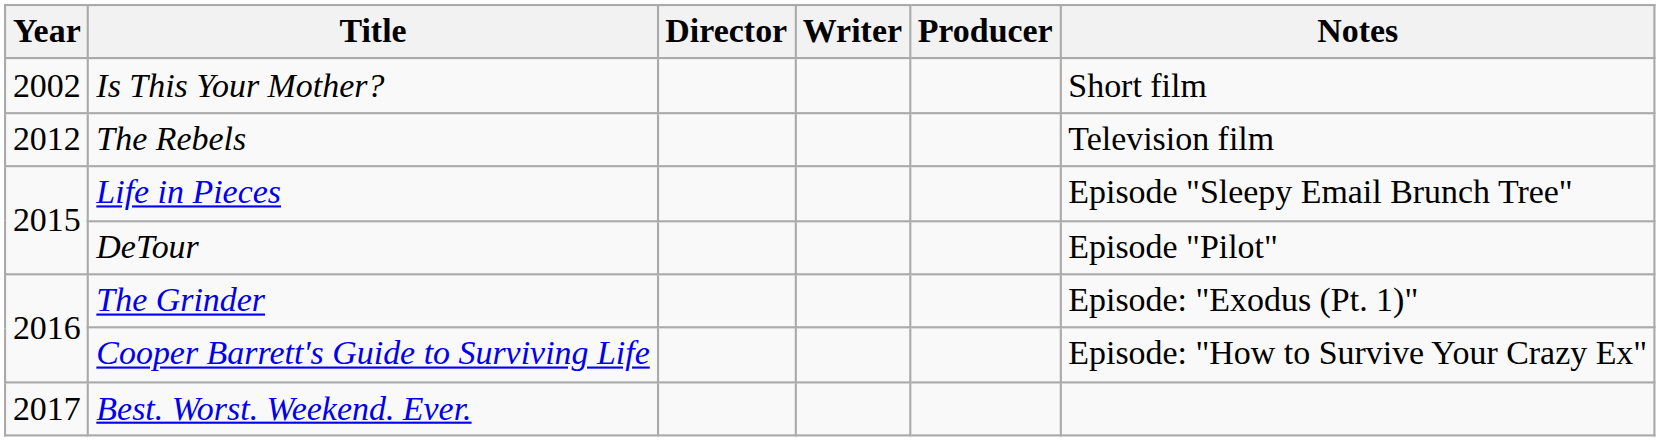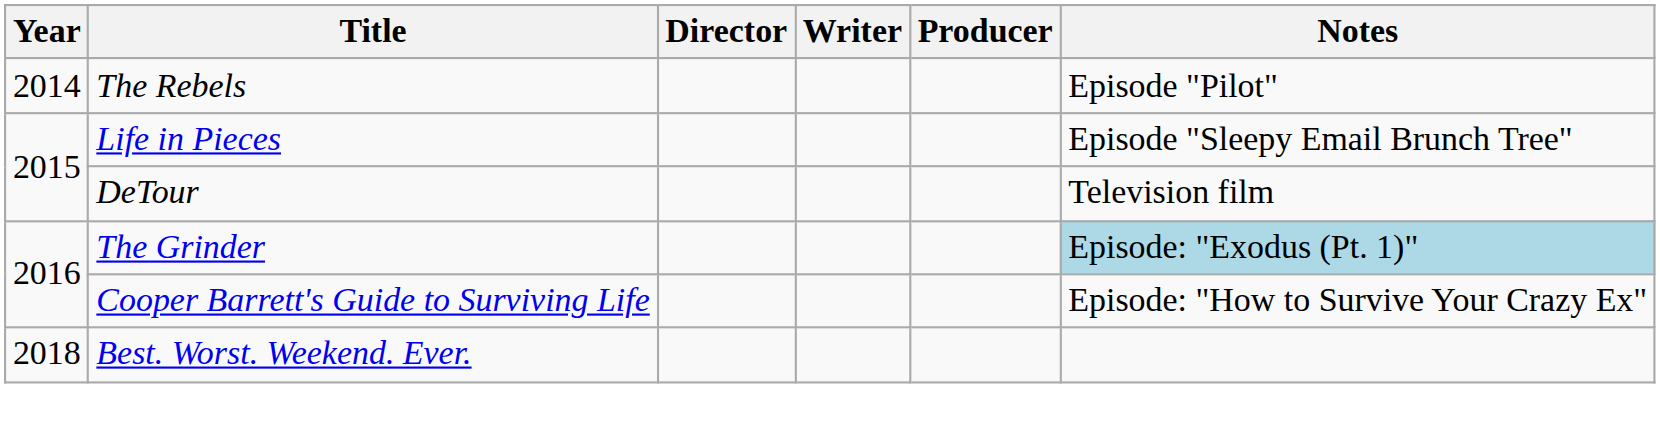- row: (240, 85)
(47, 138) 2012 -> (47, 85) 2014
(1171, 138) Television film -> (1173, 85) Episode "Pilot"
(1173, 246) Episode "Pilot" -> (1171, 192) Television film
(1243, 300) no background -> (1243, 246) lightblue background
(47, 407) 2017 -> (47, 354) 2018
